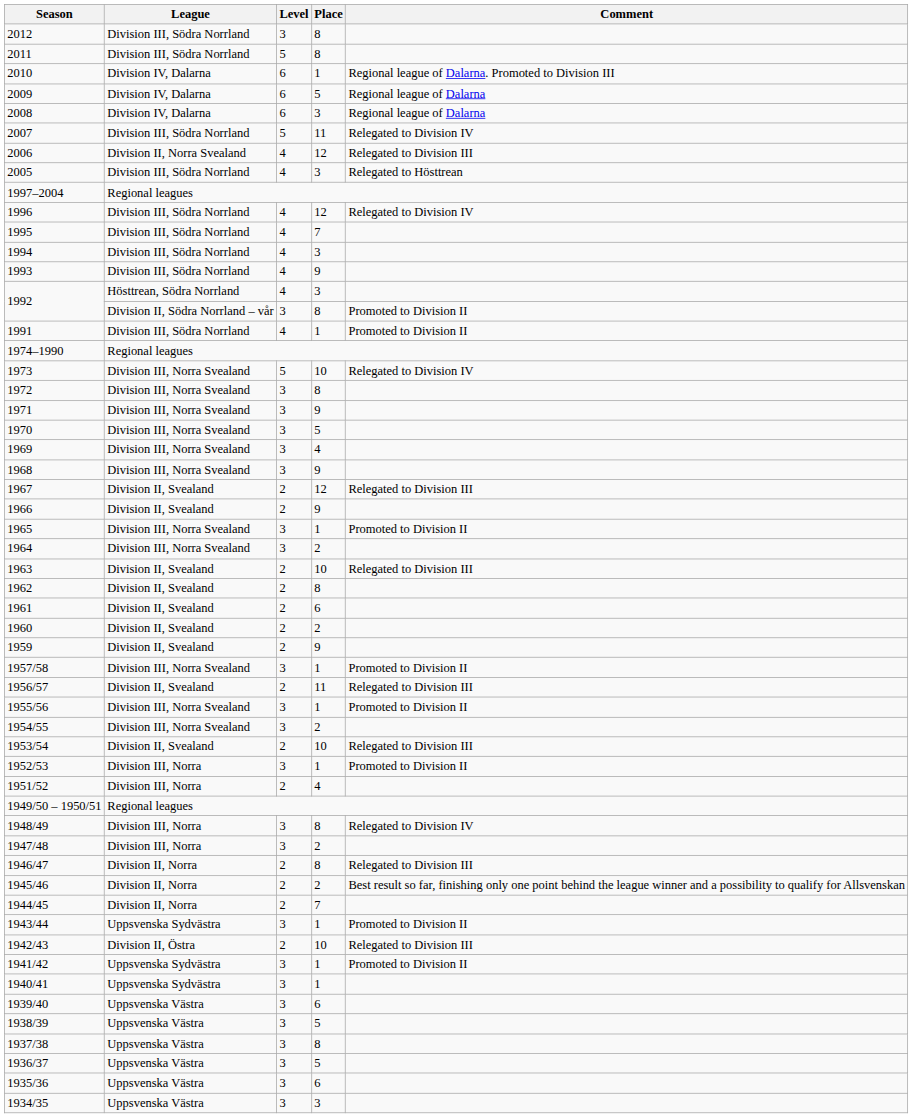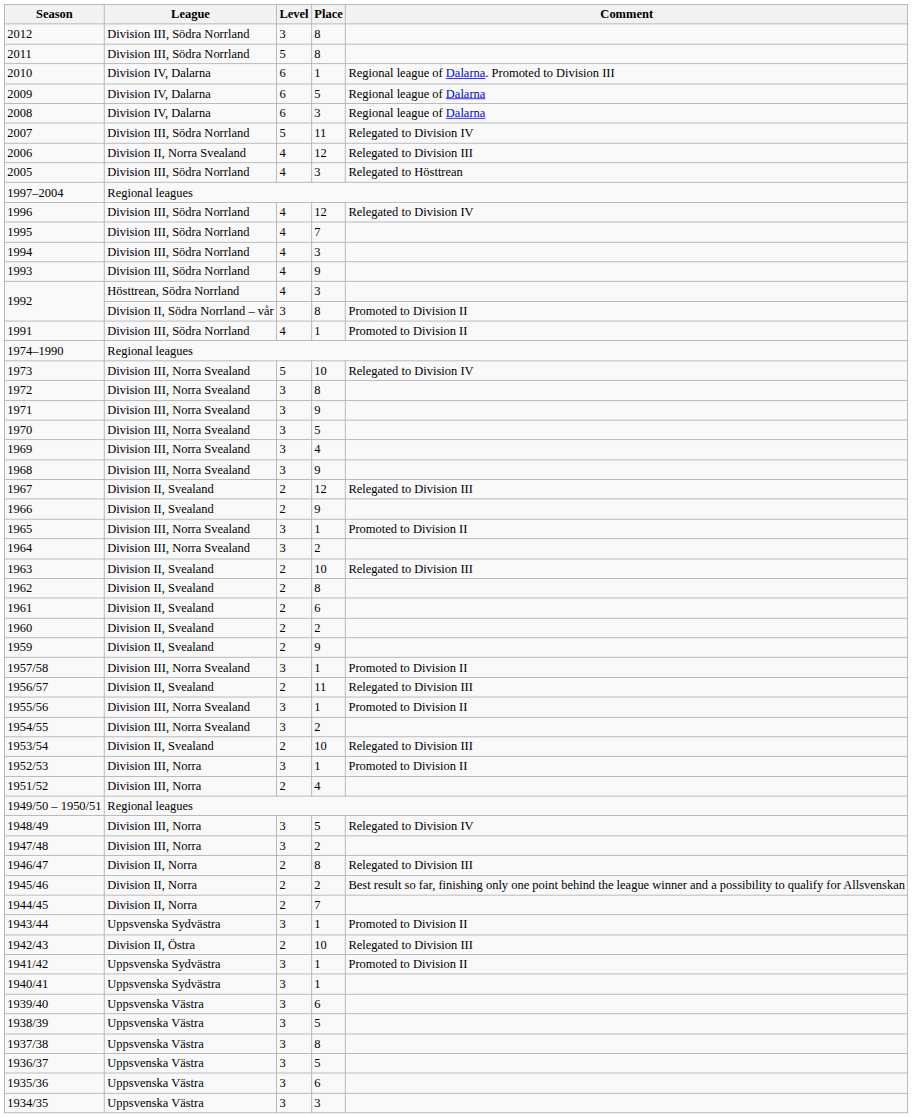(317, 825) 8 -> (317, 825) 5
